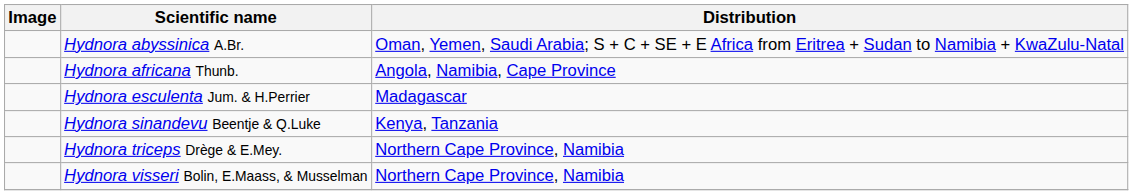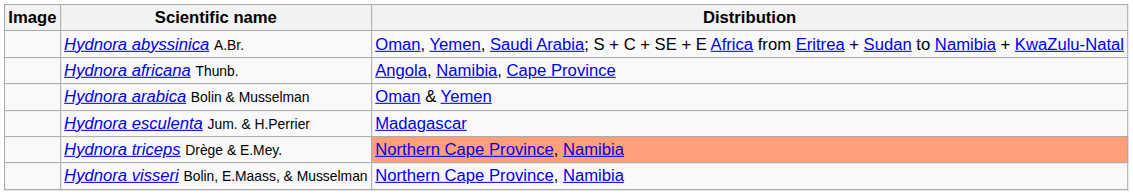+ row: (187, 96)
- row: (192, 123)
(500, 149) no background -> (500, 149) lightsalmon background
